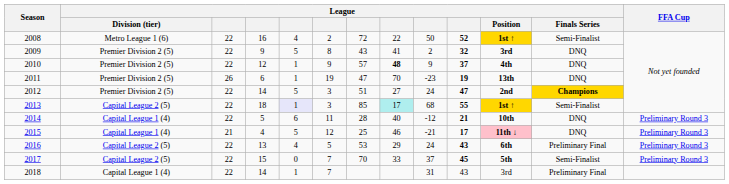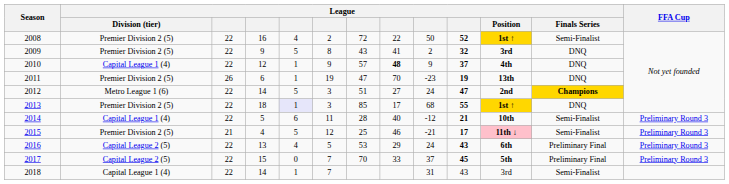(136, 37) Metro League 1 (6) -> (136, 37) Premier Division 2 (5)
(136, 64) Premier Division 2 (5) -> (136, 64) Capital League 1 (4)
(136, 91) Premier Division 2 (5) -> (136, 91) Metro League 1 (6)
(136, 105) Capital League 2 (5) -> (136, 105) Premier Division 2 (5)
(396, 105) paleturquoise background -> (396, 105) no background
(578, 105) Semi-Finalist -> (578, 105) DNQ
(578, 118) DNQ -> (578, 118) Semi-Finalist
(136, 131) Capital League 1 (4) -> (136, 131) Premier Division 2 (5)
(578, 131) DNQ -> (578, 131) Semi-Finalist
(578, 158) Semi-Finalist -> (578, 158) Preliminary Final
(578, 172) Preliminary Final -> (578, 172) Semi-Finalist
